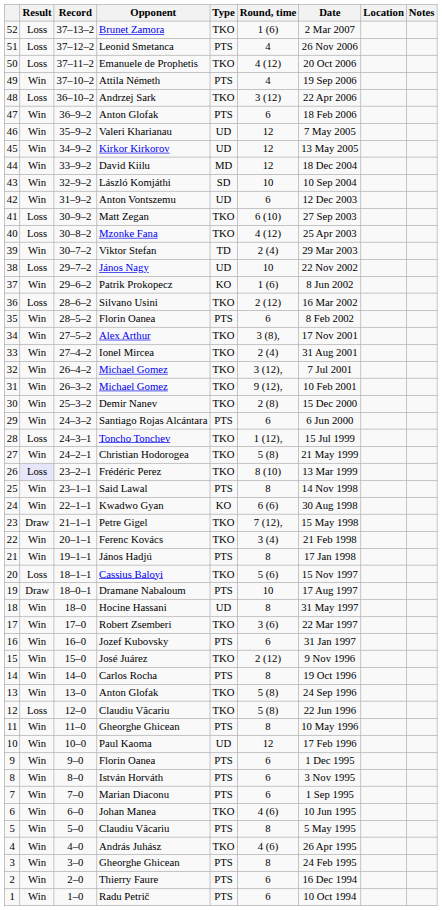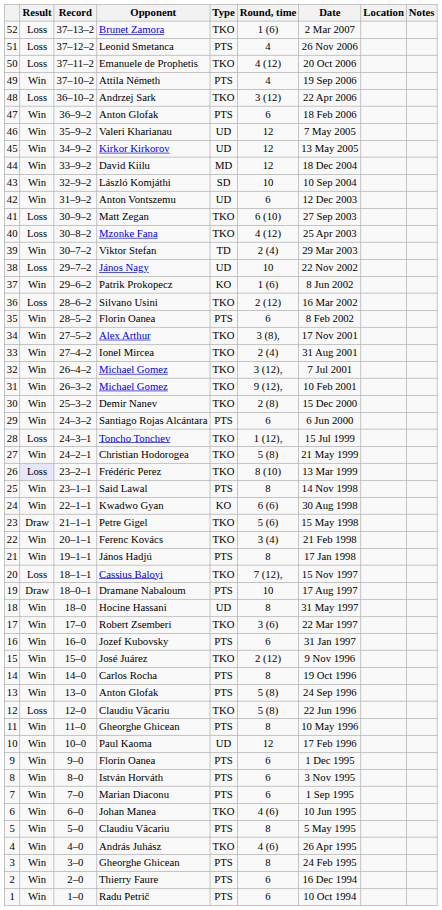(268, 523) 7 (12), -> (268, 523) 5 (6)
(268, 574) 5 (6) -> (268, 574) 7 (12),
(224, 693) TKO -> (224, 693) PTS
